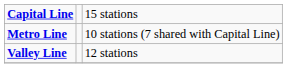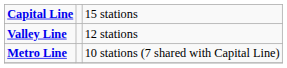rows swapped: (37, 33) <-> (37, 53)
